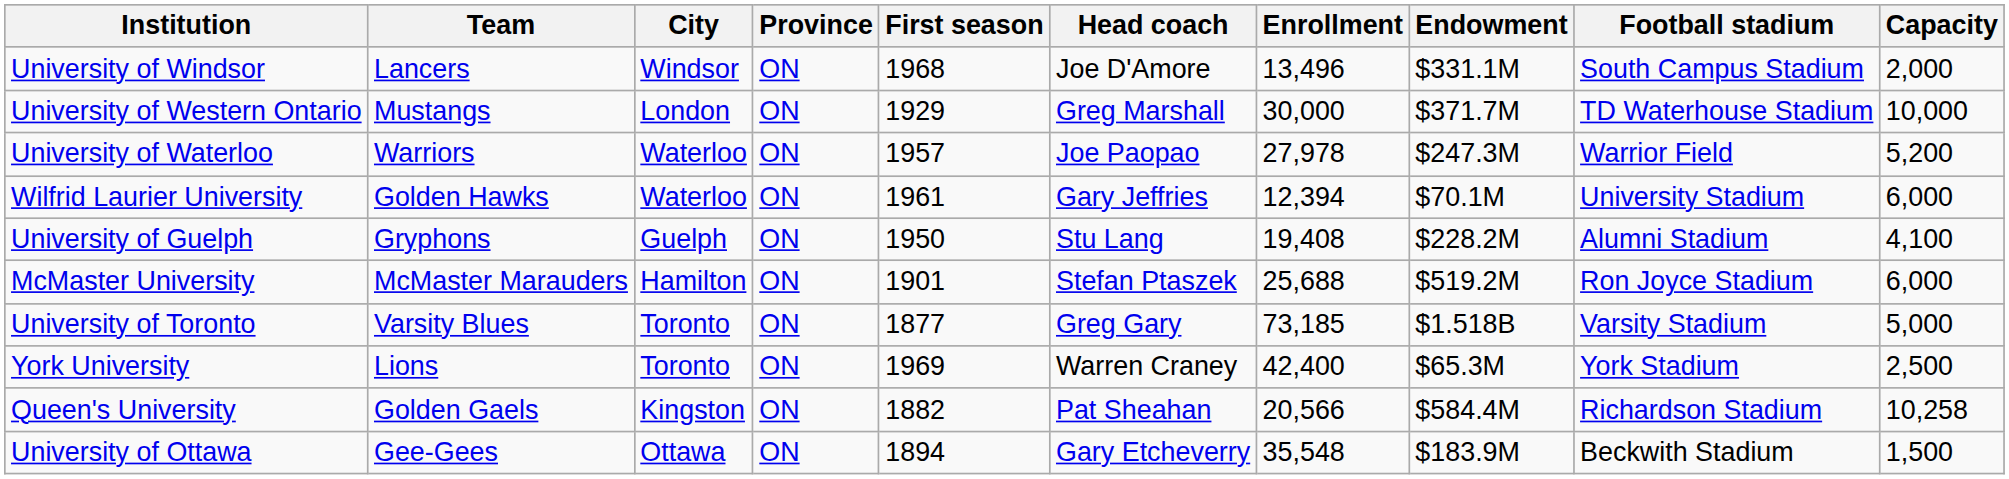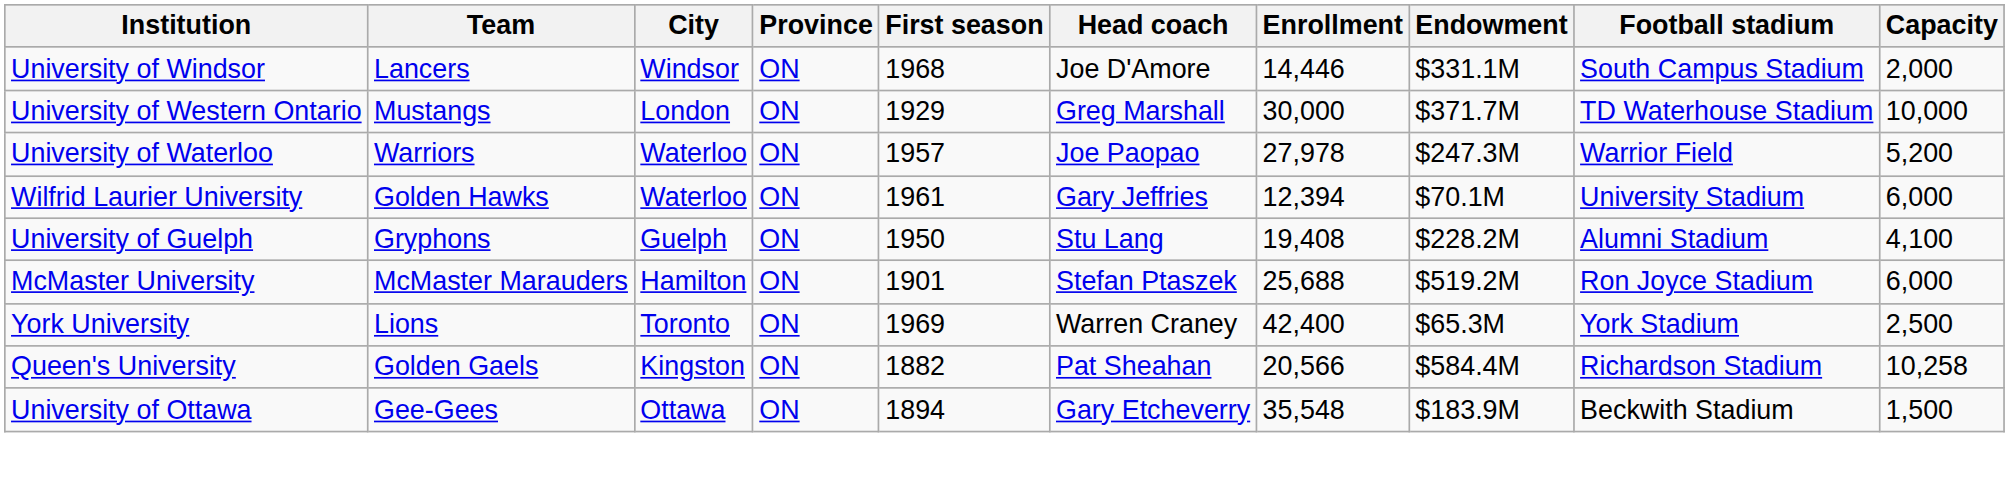(1304, 68) 13,496 -> (1304, 68) 14,446
- row: (133, 324)
